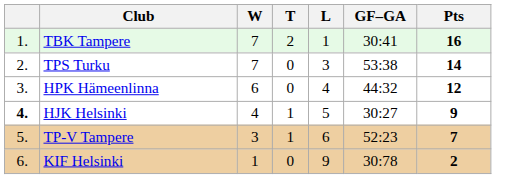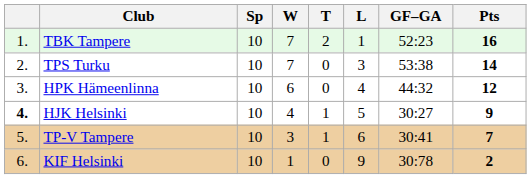+ column: (255, 16)
(380, 40) 30:41 -> (416, 40) 52:23
(380, 137) 52:23 -> (416, 137) 30:41
